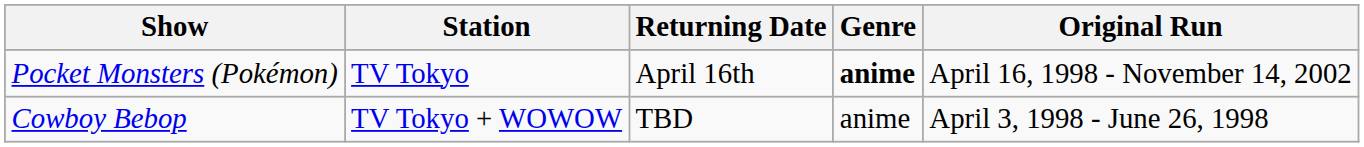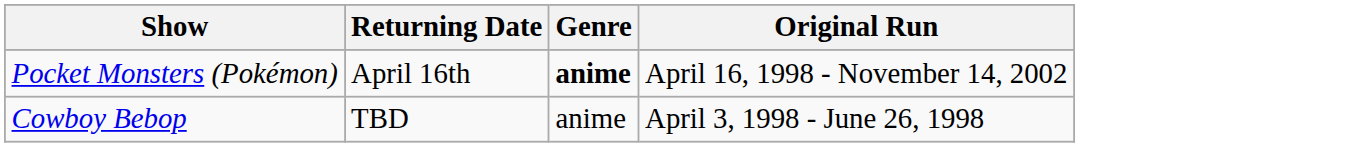- column: (487, 27)
